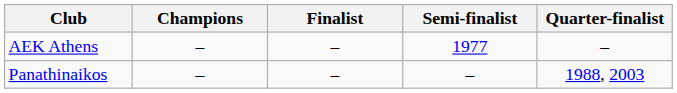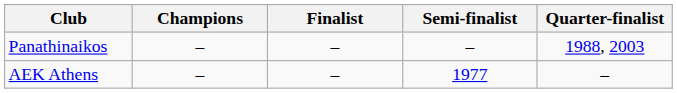rows swapped: (53, 46) <-> (58, 74)
